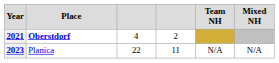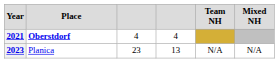(176, 36) 2 -> (176, 36) 4
(136, 50) 22 -> (136, 50) 23
(176, 50) 11 -> (176, 50) 13
